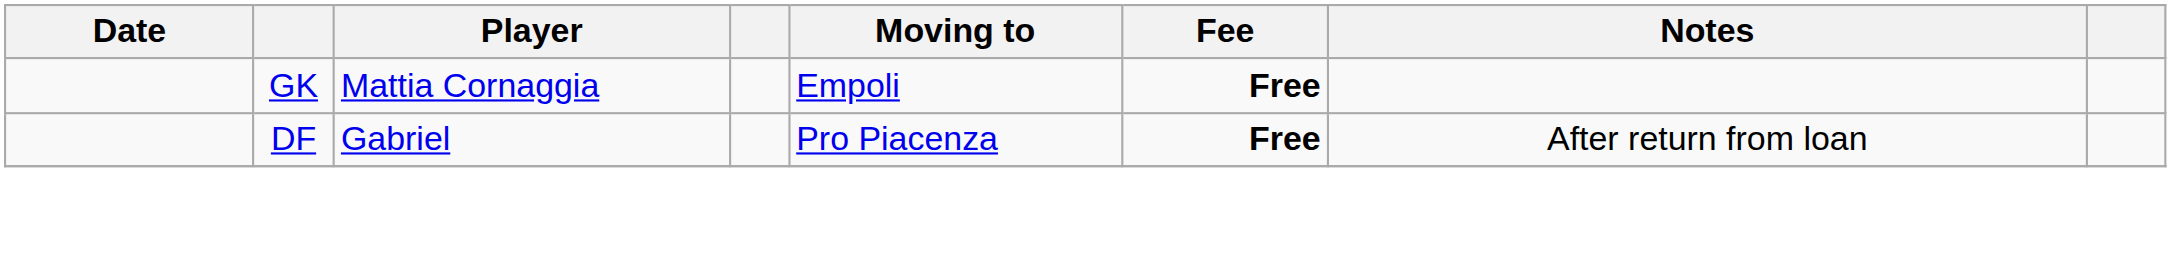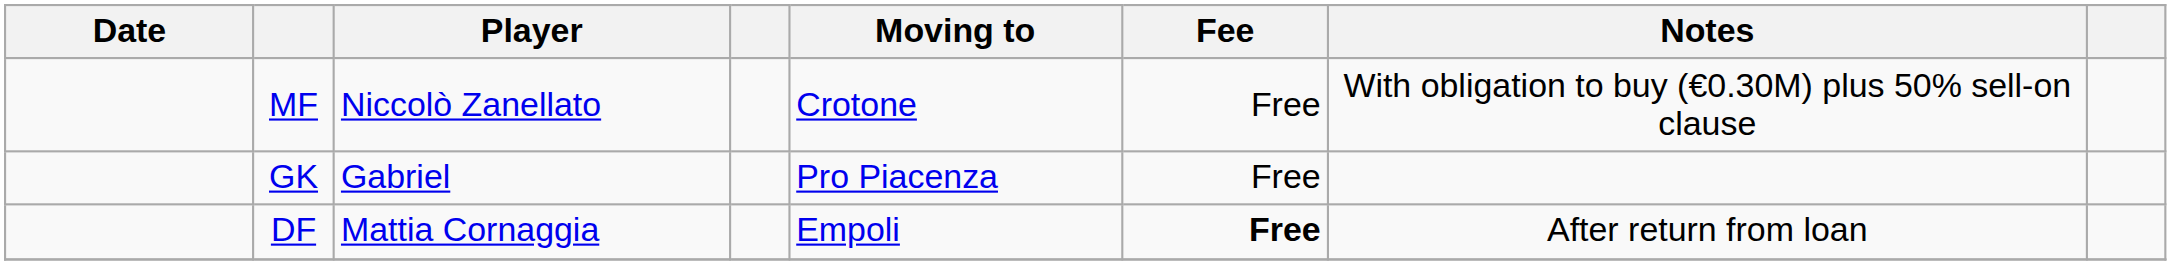+ row: (293, 104)
(470, 85) Mattia Cornaggia -> (396, 177) Gabriel
(848, 85) Empoli -> (897, 177) Pro Piacenza
(1285, 85) bold -> (1286, 177) normal
(396, 138) Gabriel -> (470, 230) Mattia Cornaggia
(897, 138) Pro Piacenza -> (848, 230) Empoli
